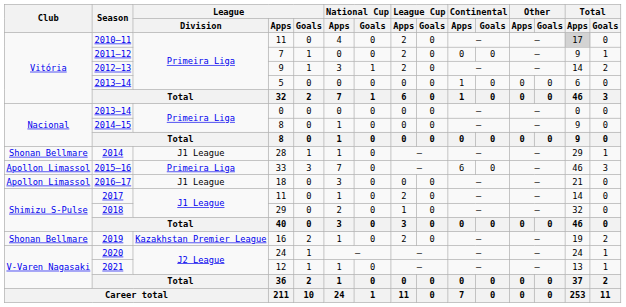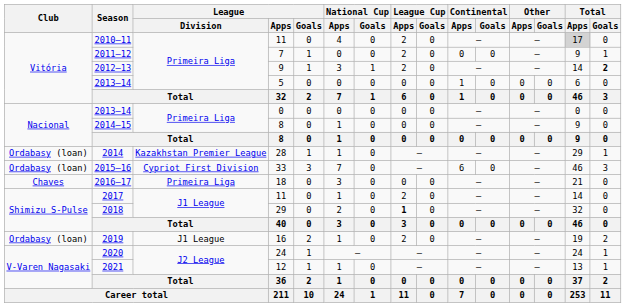(605, 68) normal -> (605, 68) bold
(48, 153) Shonan Bellmare -> (48, 153) Ordabasy (loan)
(201, 153) J1 League -> (201, 153) Kazakhstan Premier League
(48, 168) Apollon Limassol -> (48, 168) Ordabasy (loan)
(201, 168) Primeira Liga -> (201, 168) Cypriot First Division
(48, 182) Apollon Limassol -> (48, 182) Chaves
(201, 182) J1 League -> (201, 182) Primeira Liga
(404, 210) normal -> (404, 210) bold
(48, 239) Shonan Bellmare -> (48, 239) Ordabasy (loan)
(201, 239) Kazakhstan Premier League -> (201, 239) J1 League
